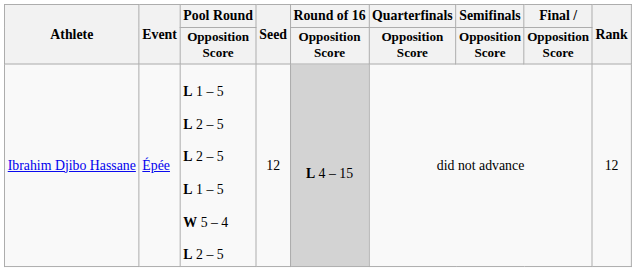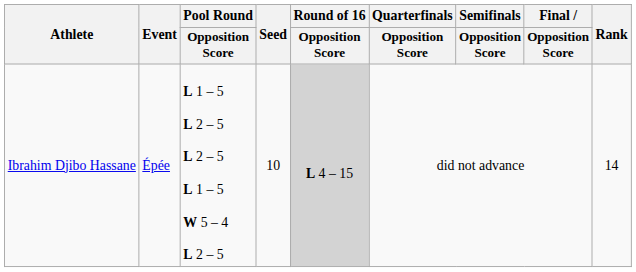(273, 165) 12 -> (273, 165) 10
(612, 165) 12 -> (612, 165) 14
